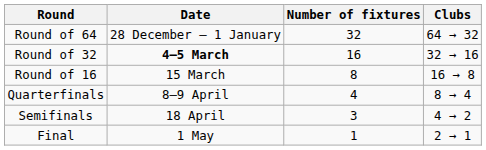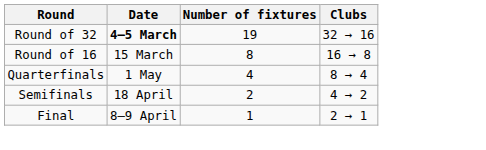- row: (56, 35)
(354, 55) 16 -> (250, 35) 19
(195, 95) 8–9 April -> (143, 75) 1 May
(354, 115) 3 -> (250, 95) 2
(195, 135) 1 May -> (143, 115) 8–9 April
